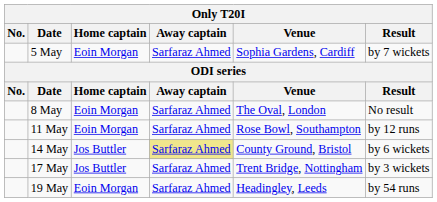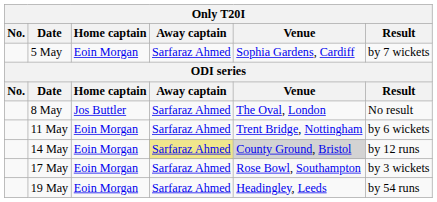(106, 110) Eoin Morgan -> (100, 110) Jos Buttler
(299, 129) Rose Bowl, Southampton -> (299, 129) Trent Bridge, Nottingham
(394, 129) by 12 runs -> (399, 129) by 6 wickets
(100, 149) Jos Buttler -> (106, 149) Eoin Morgan
(294, 149) no background -> (294, 149) lightgrey background
(399, 149) by 6 wickets -> (394, 149) by 12 runs
(100, 168) Jos Buttler -> (106, 168) Eoin Morgan
(299, 168) Trent Bridge, Nottingham -> (299, 168) Rose Bowl, Southampton
